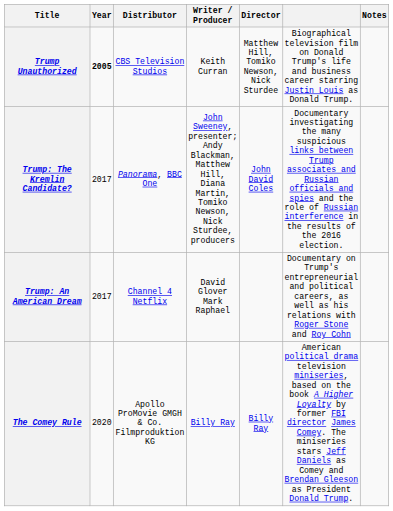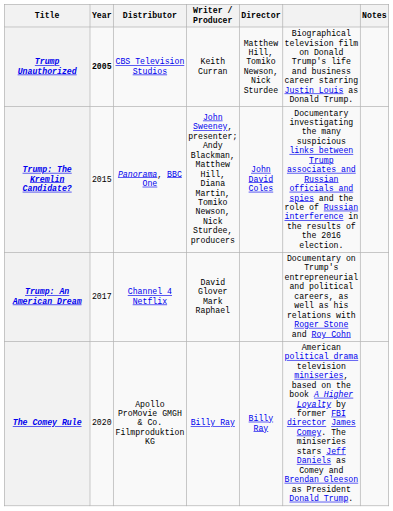(102, 179) 2017 -> (102, 179) 2015
